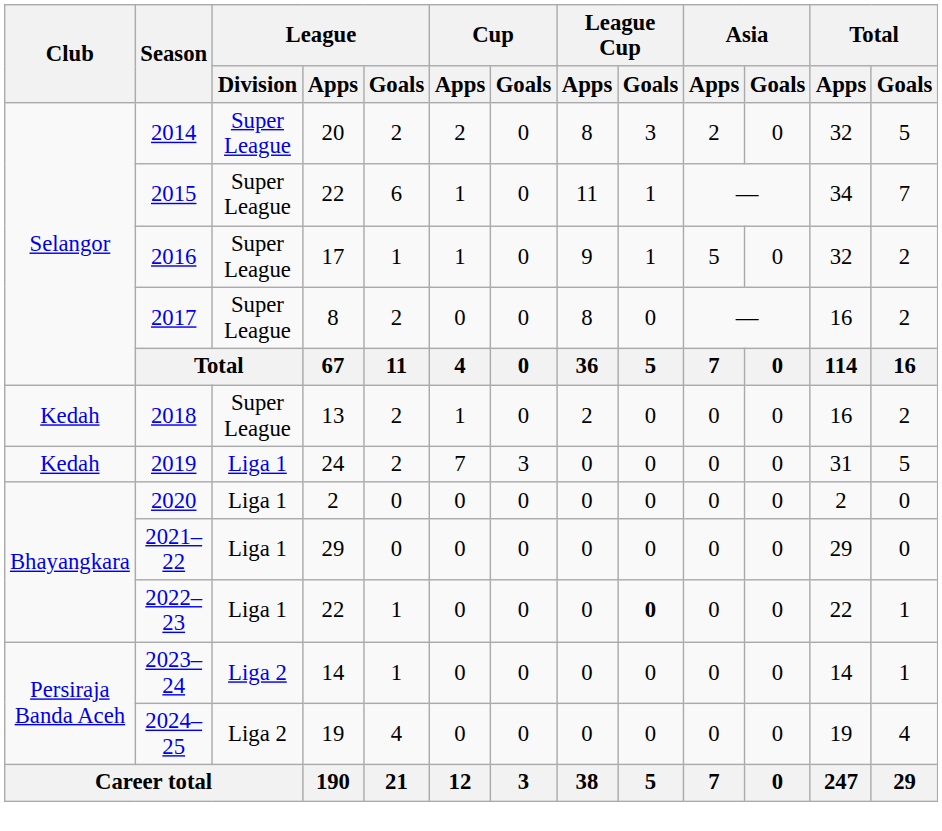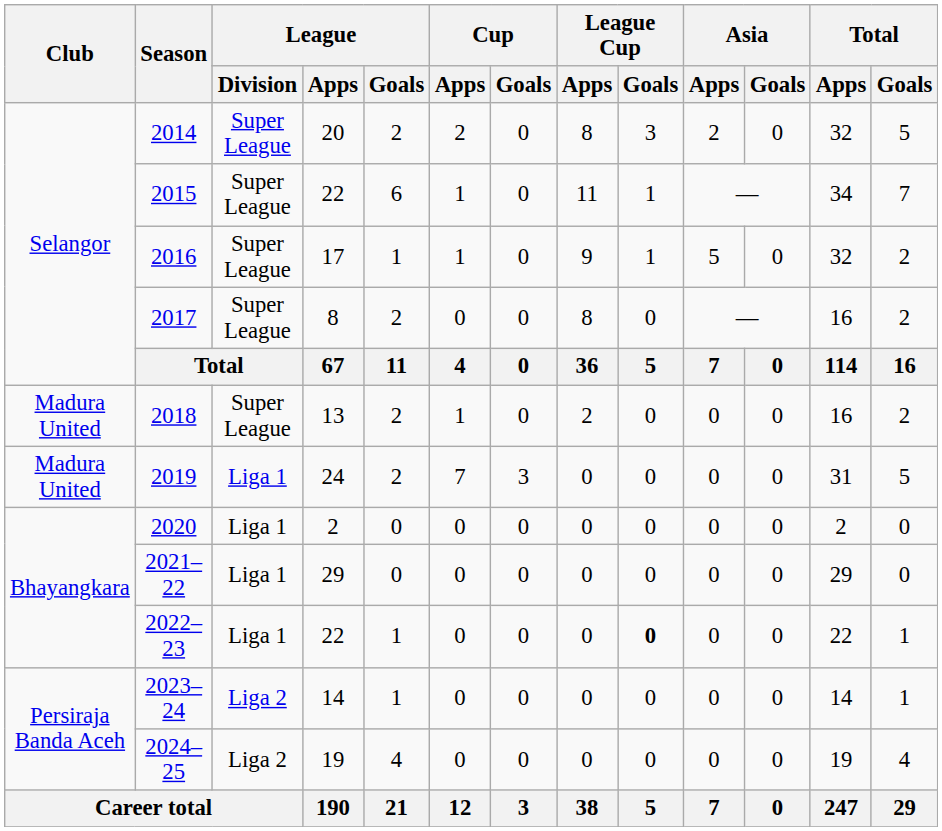(70, 415) Kedah -> (70, 415) Madura United
(70, 464) Kedah -> (70, 476) Madura United
